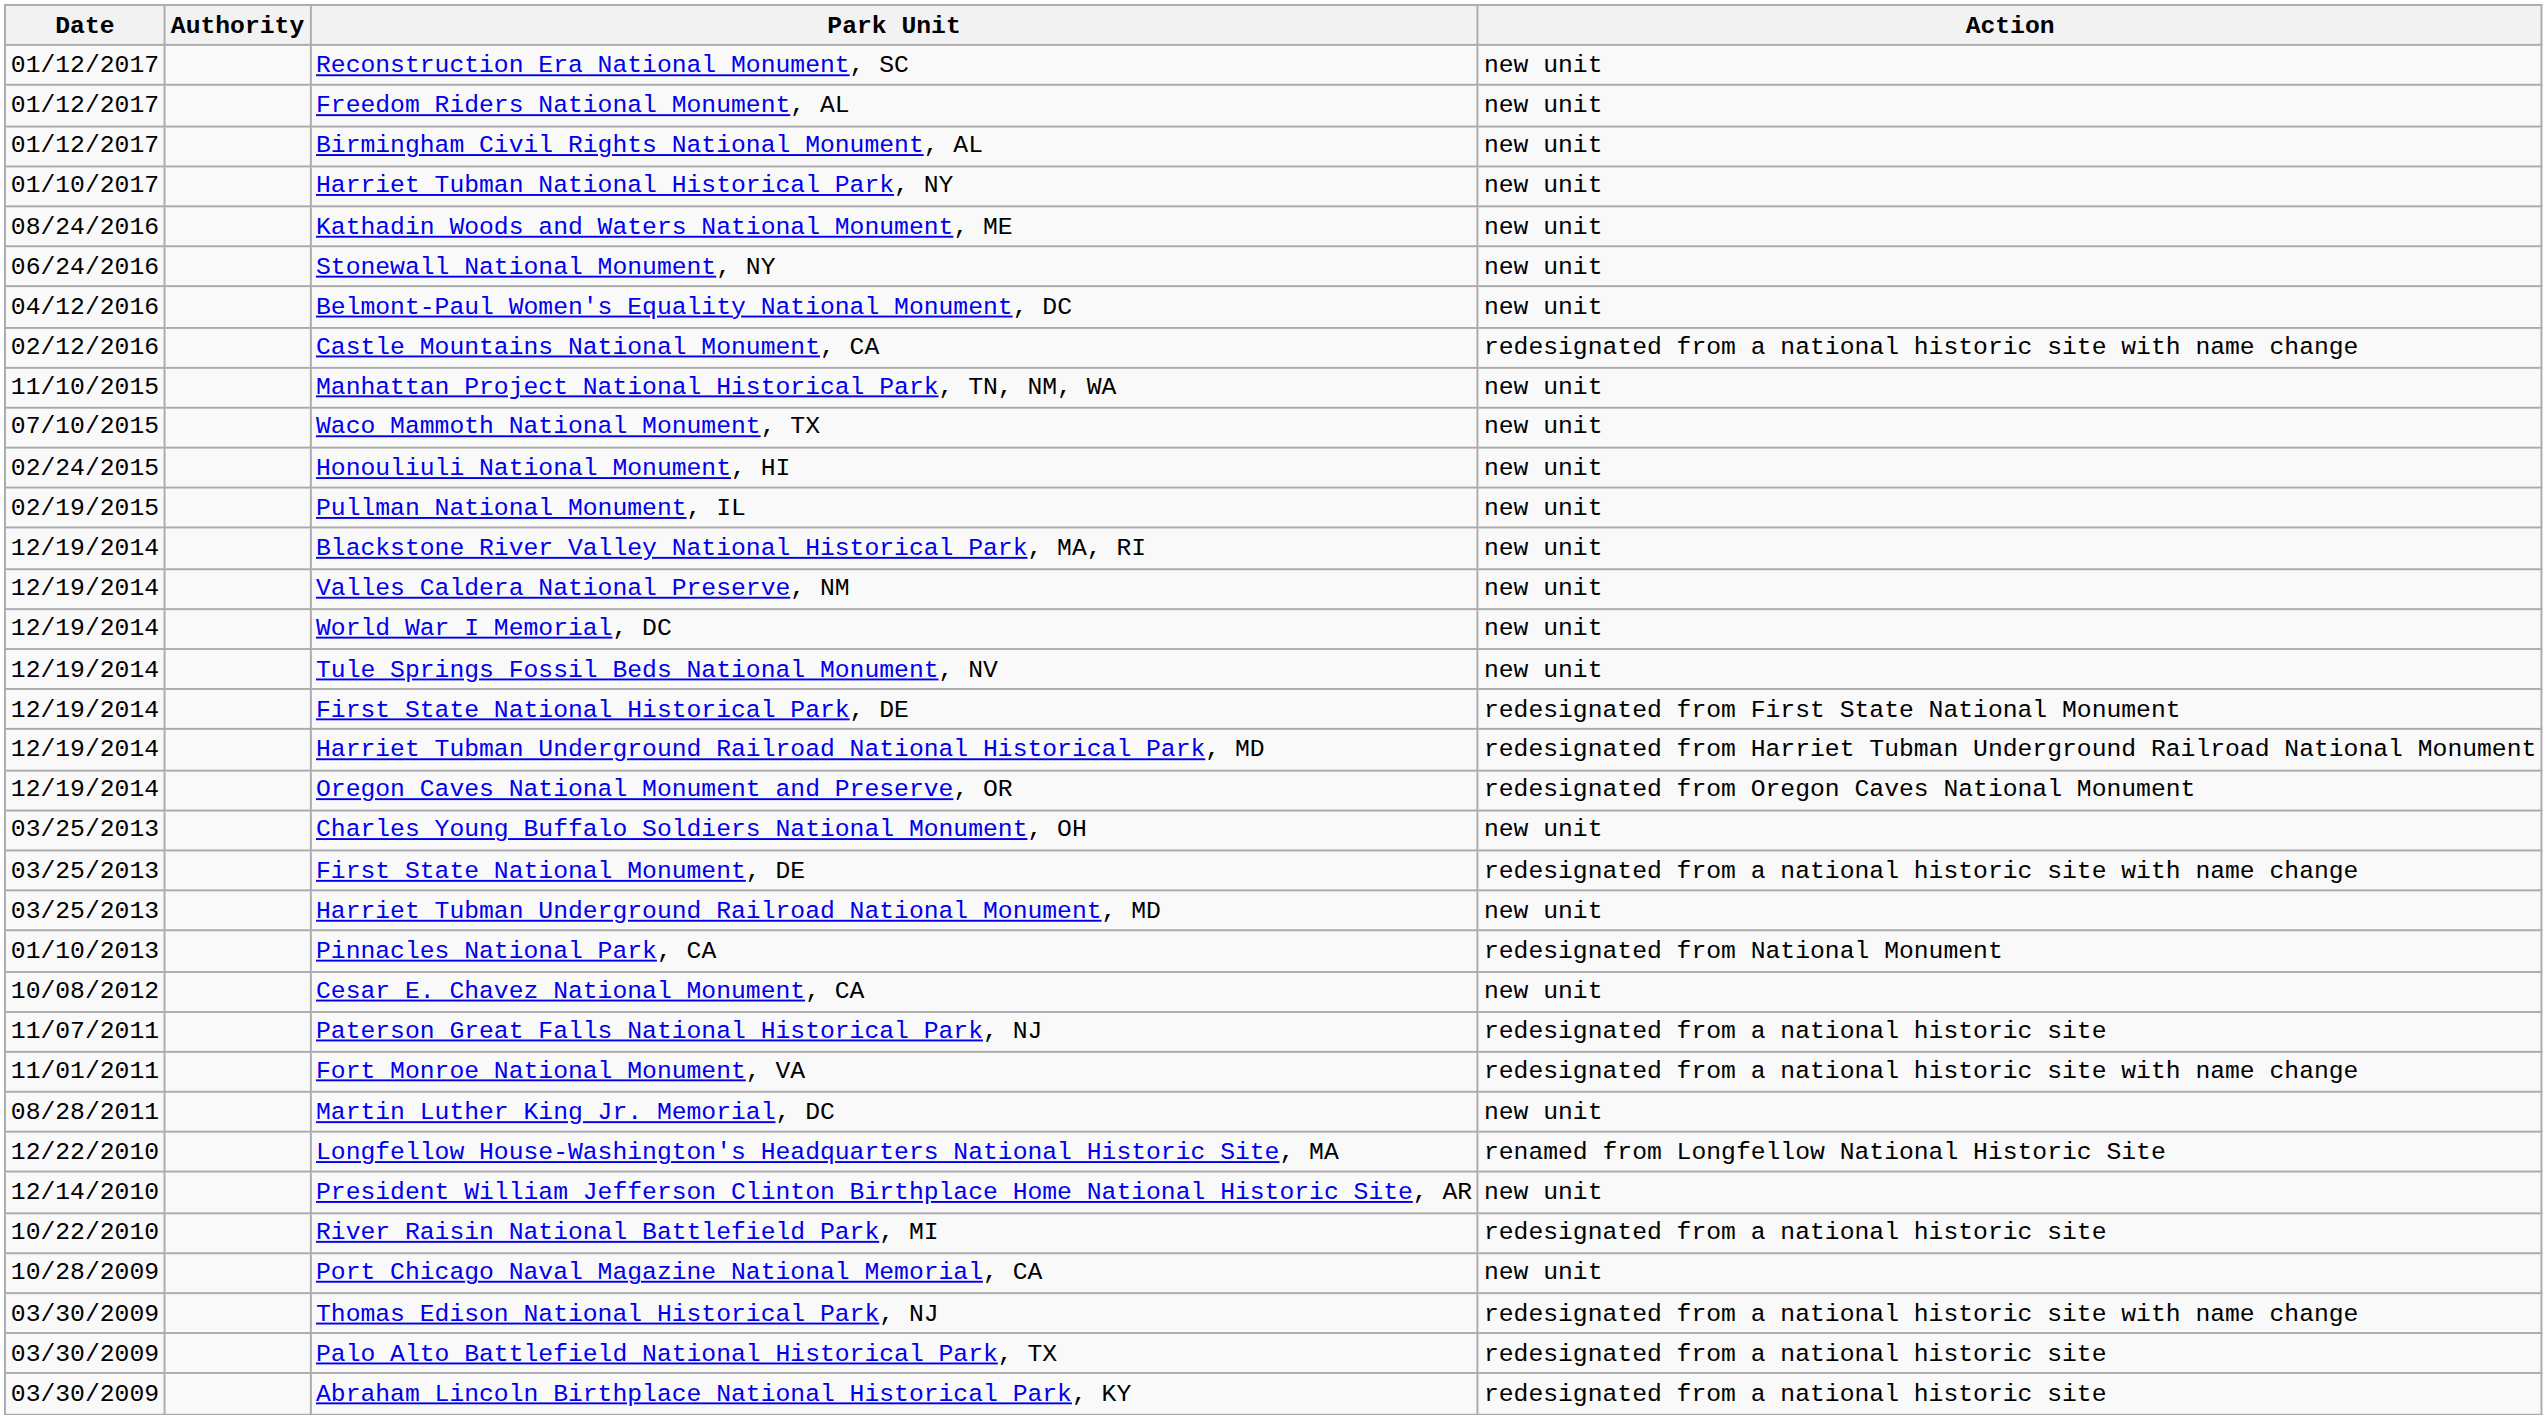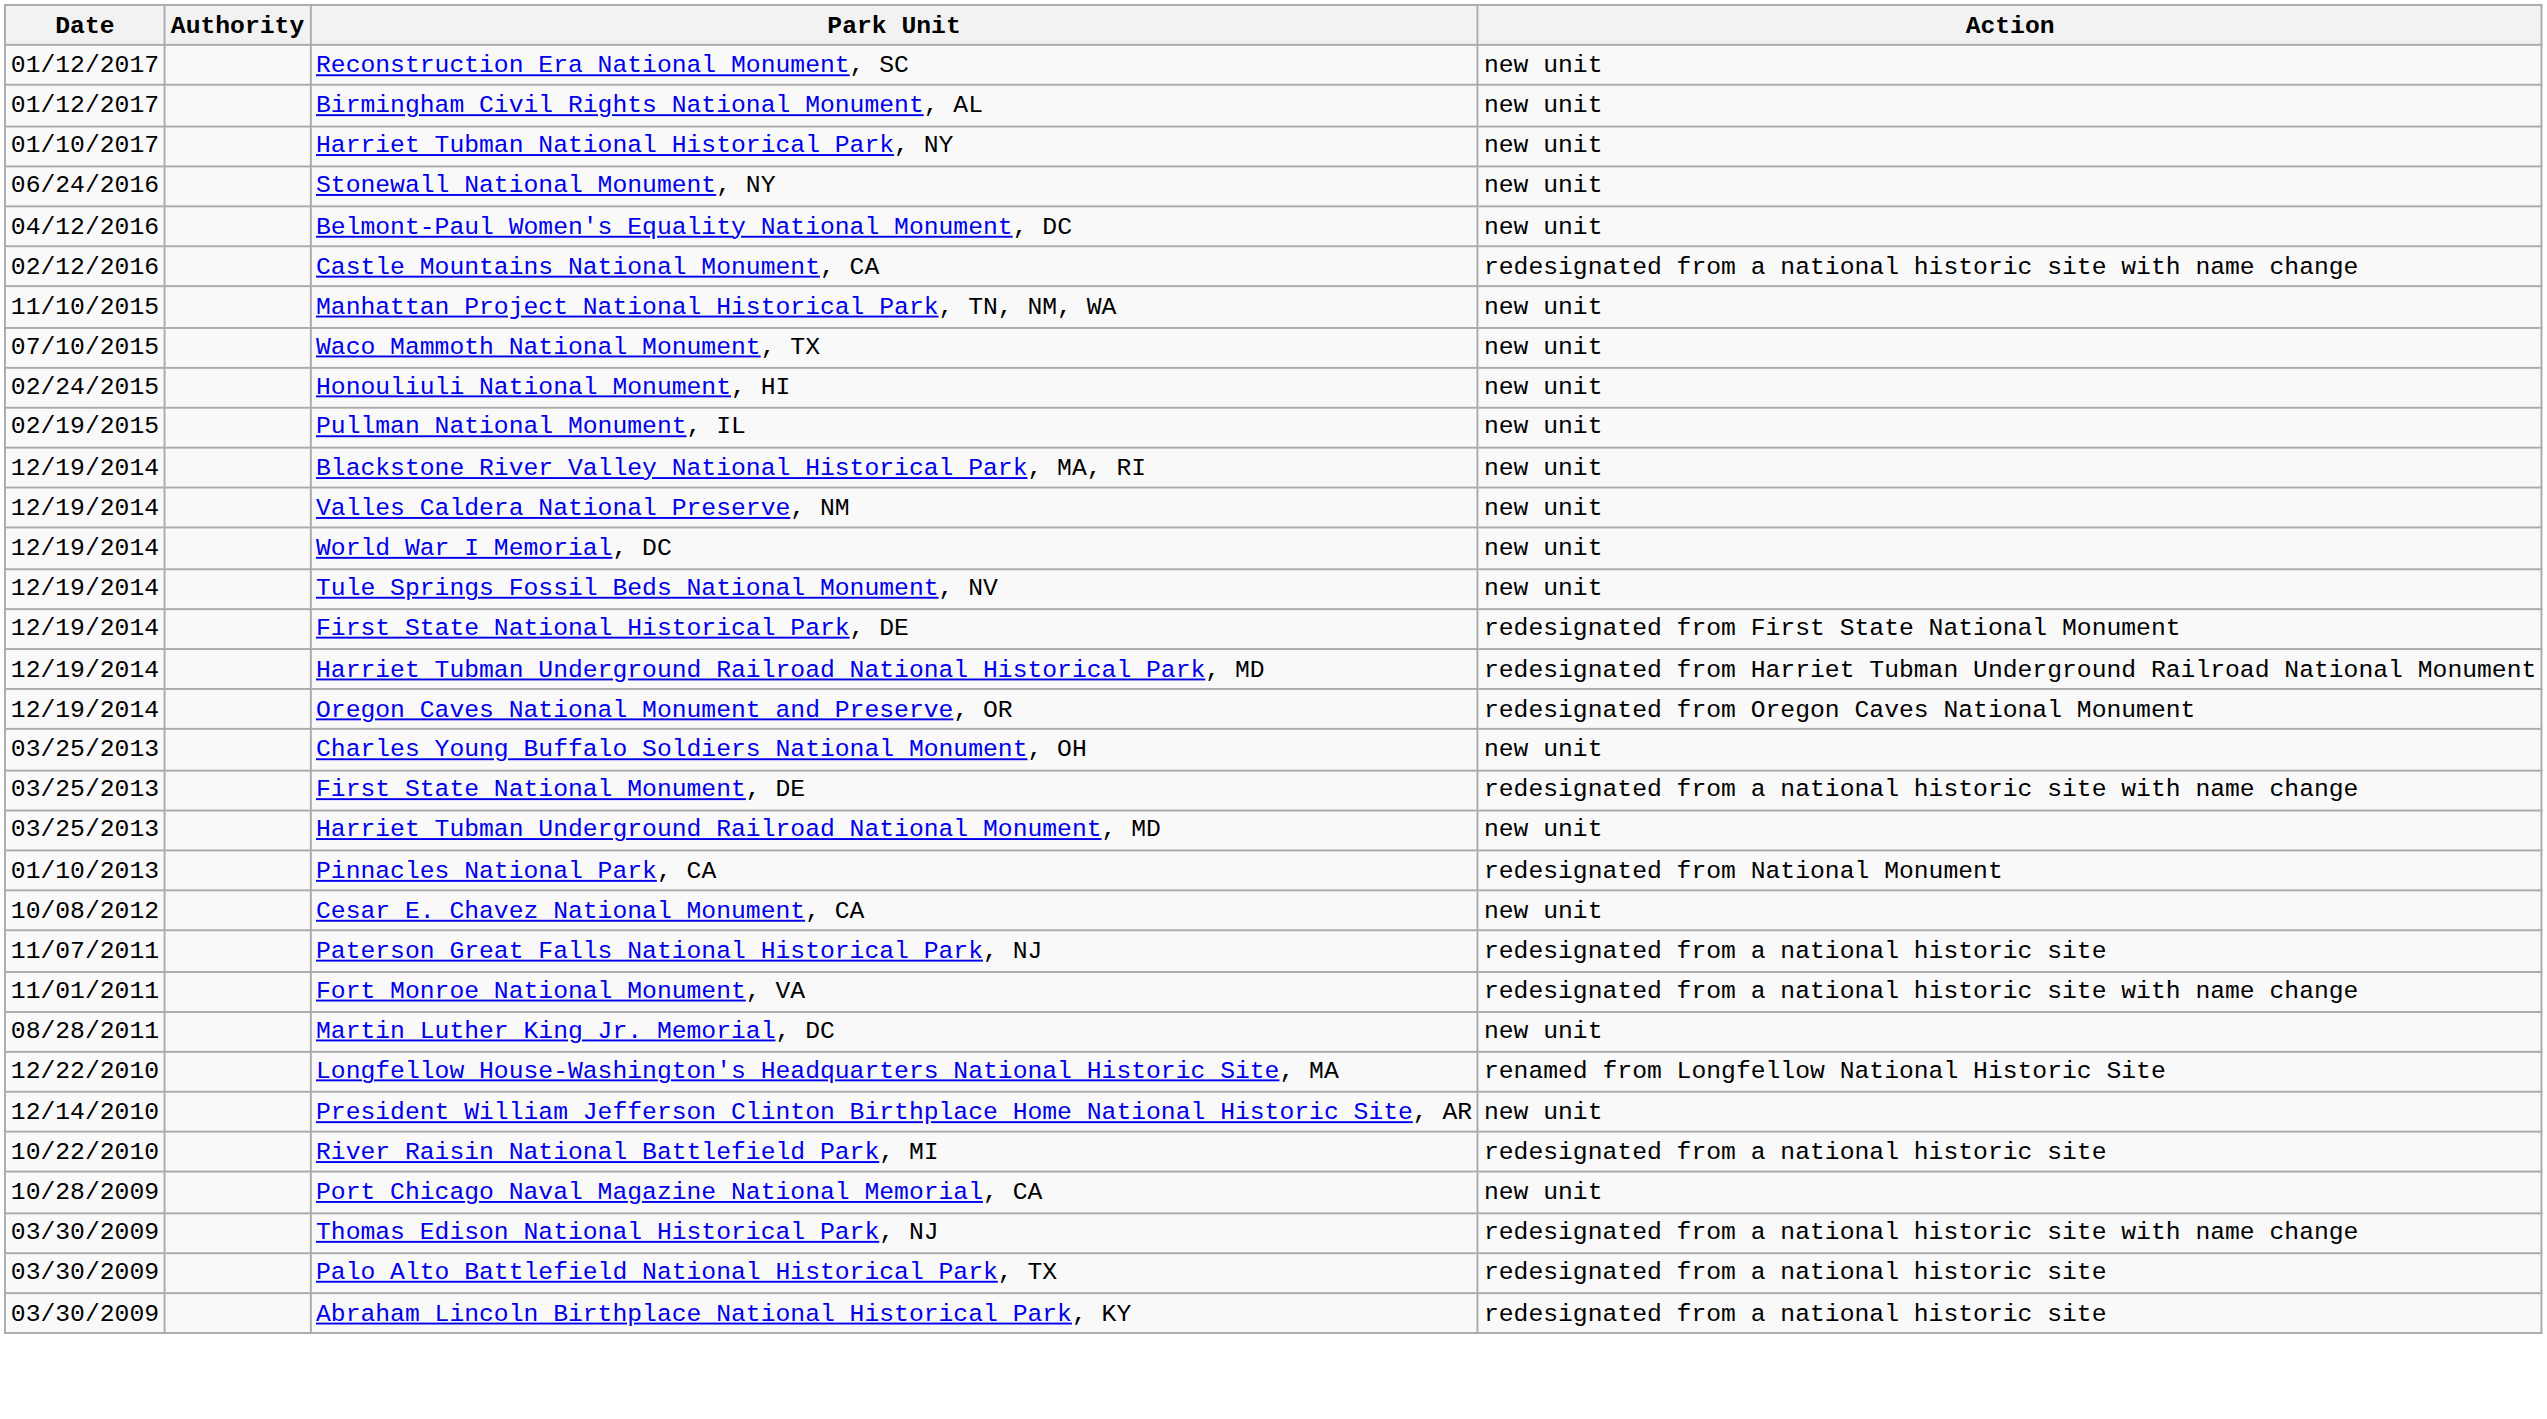- row: (583, 106)
- row: (664, 226)
